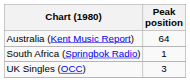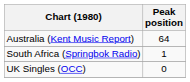(164, 69) 3 -> (164, 69) 0
